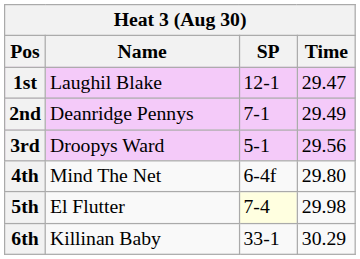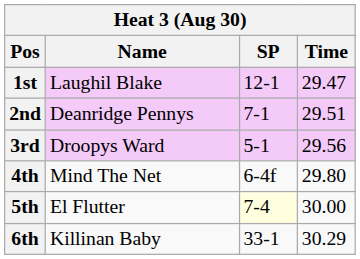(324, 113) 29.49 -> (324, 113) 29.51
(324, 207) 29.98 -> (324, 207) 30.00
